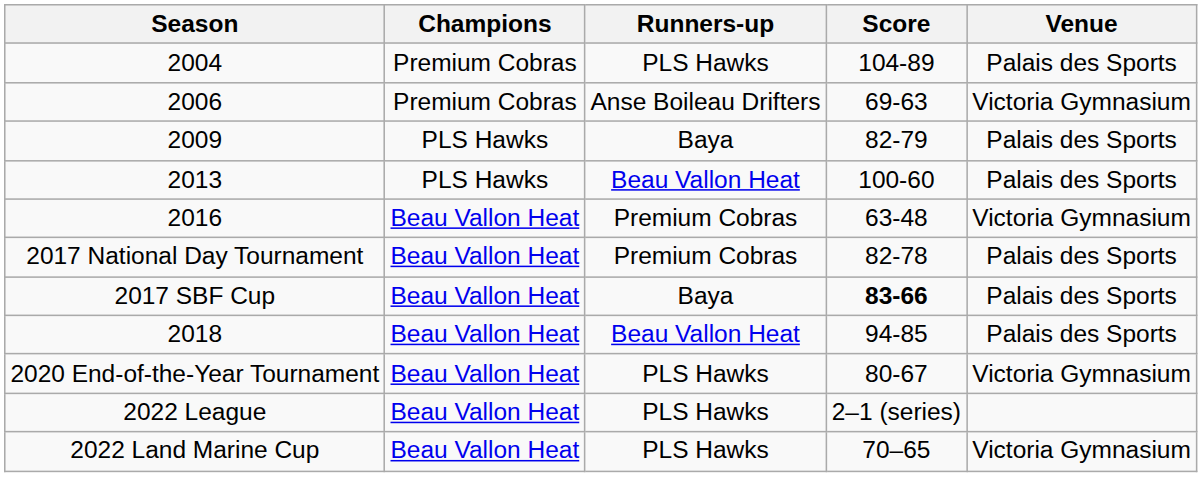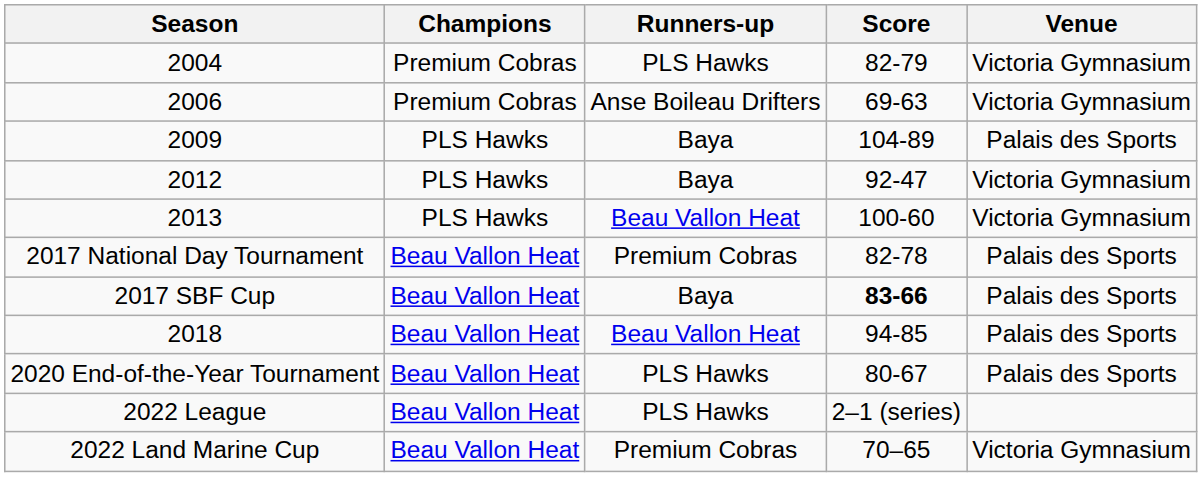(896, 62) 104-89 -> (896, 62) 82-79
(1082, 62) Palais des Sports -> (1082, 62) Victoria Gymnasium
(896, 140) 82-79 -> (896, 140) 104-89
+ row: (195, 179)
(1082, 179) Palais des Sports -> (1082, 218) Victoria Gymnasium
- row: (195, 218)
(1082, 373) Victoria Gymnasium -> (1082, 373) Palais des Sports
(705, 450) PLS Hawks -> (705, 450) Premium Cobras
